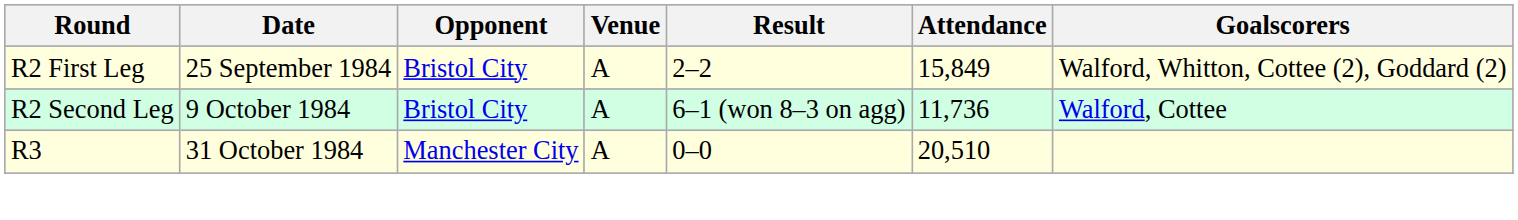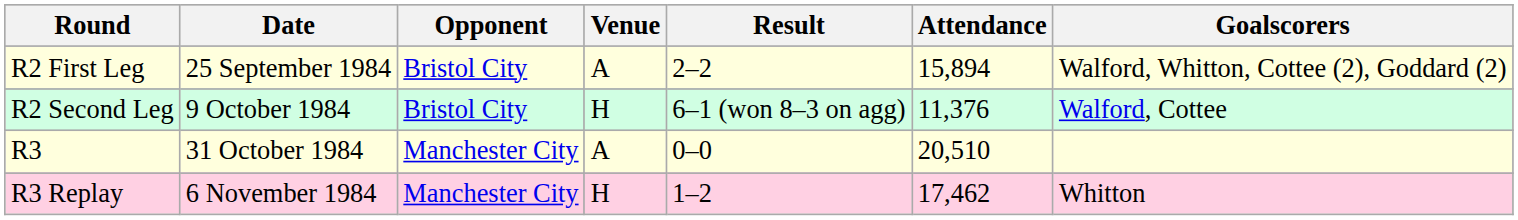(954, 67) 15,849 -> (954, 67) 15,894
(600, 109) A -> (600, 109) H
(953, 109) 11,736 -> (953, 109) 11,376
+ row: (67, 192)
